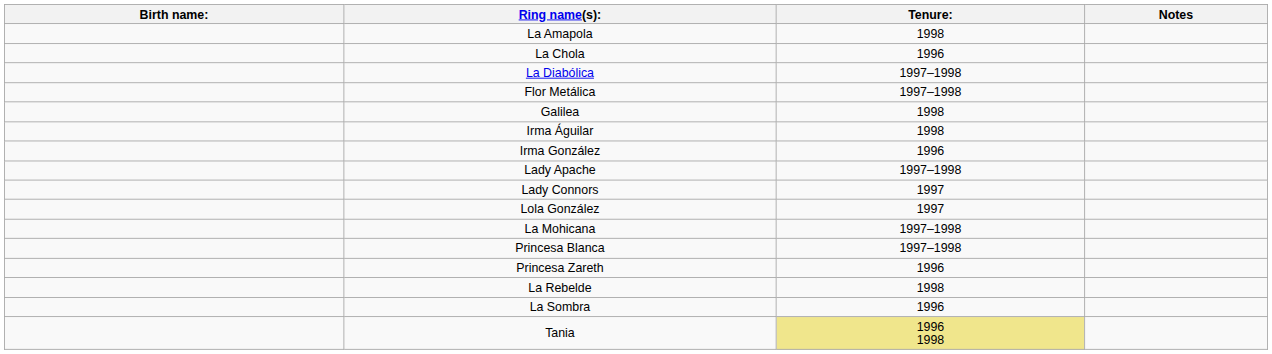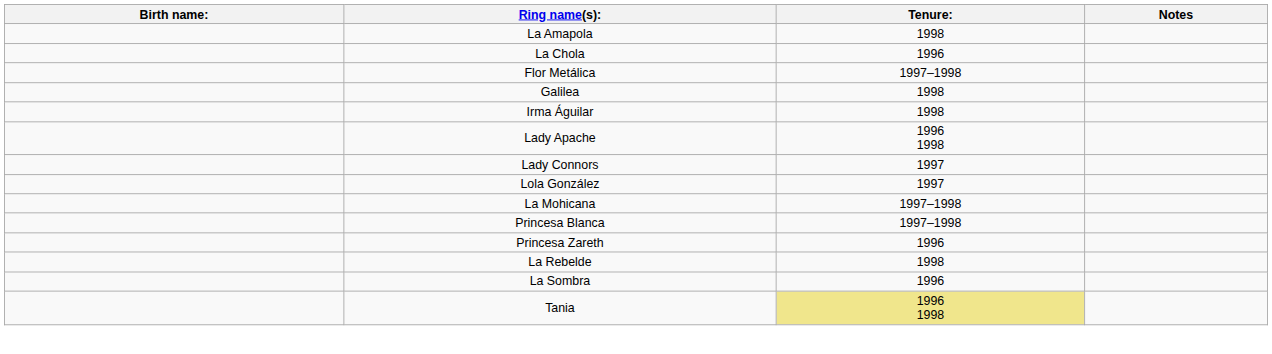- row: (560, 72)
- row: (560, 150)
(930, 170) 1997–1998 -> (930, 138) 1996 1998
